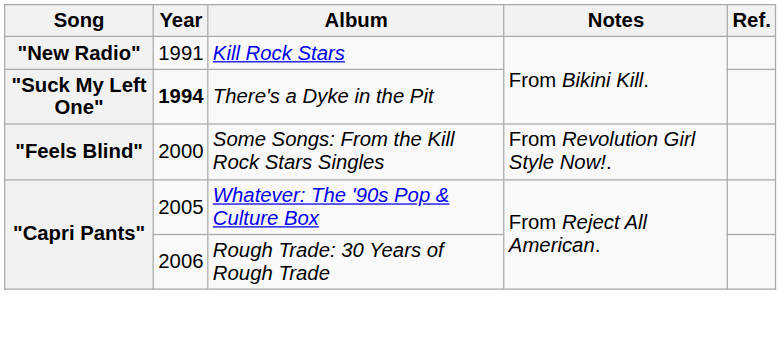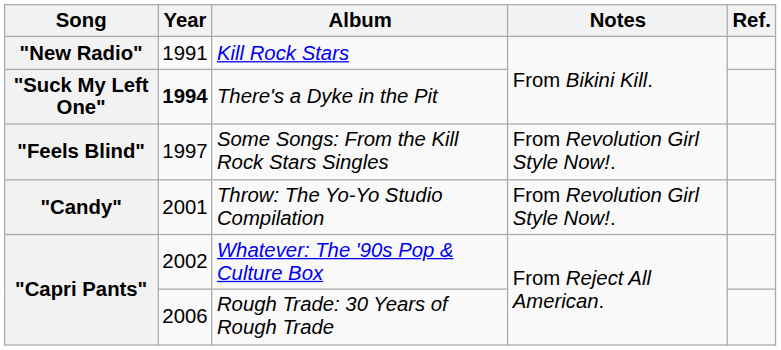(181, 151) 2000 -> (185, 151) 1997
+ row: (330, 206)
(181, 206) 2005 -> (185, 261) 2002
